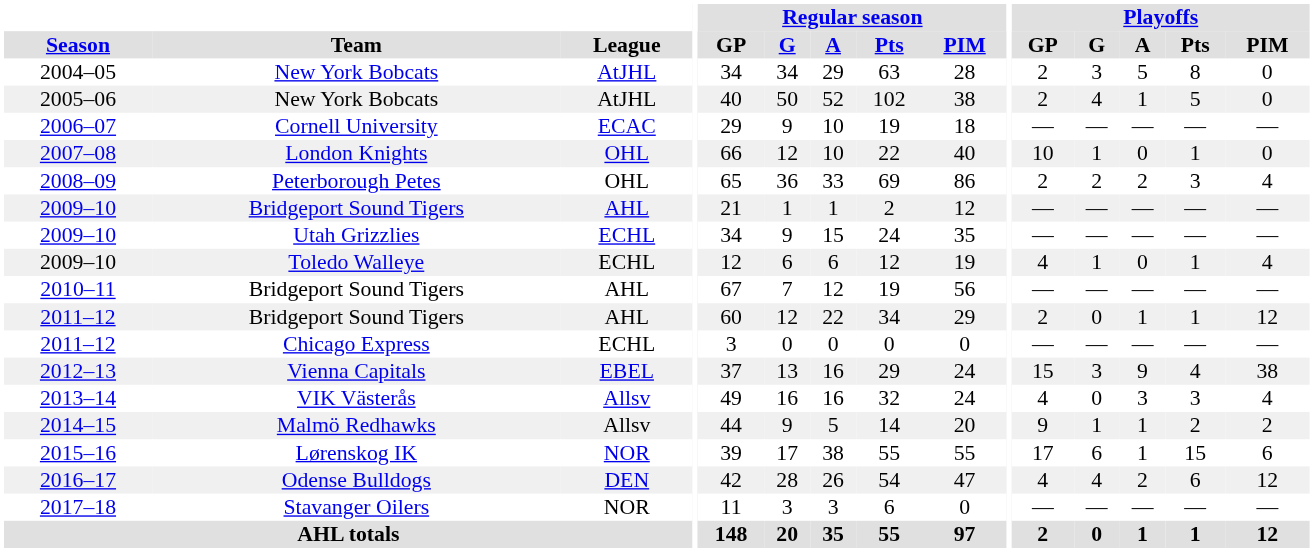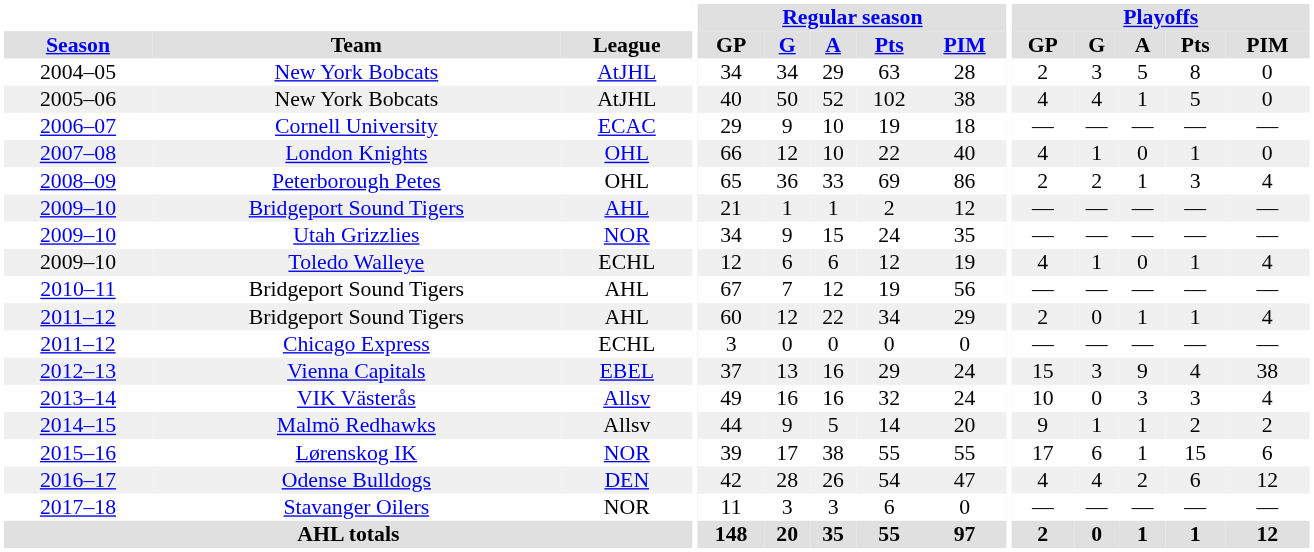(1043, 99) 2 -> (1043, 99) 4
(1043, 153) 10 -> (1043, 153) 4
(1143, 180) 2 -> (1143, 180) 1
(627, 235) ECHL -> (627, 235) NOR
(1267, 316) 12 -> (1267, 316) 4
(1043, 398) 4 -> (1043, 398) 10
